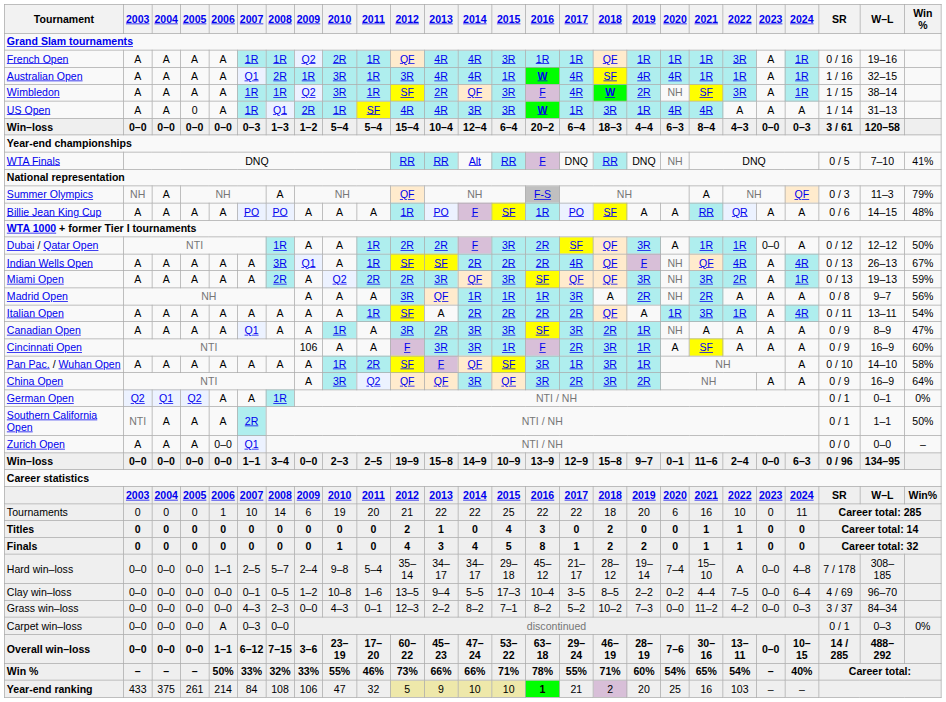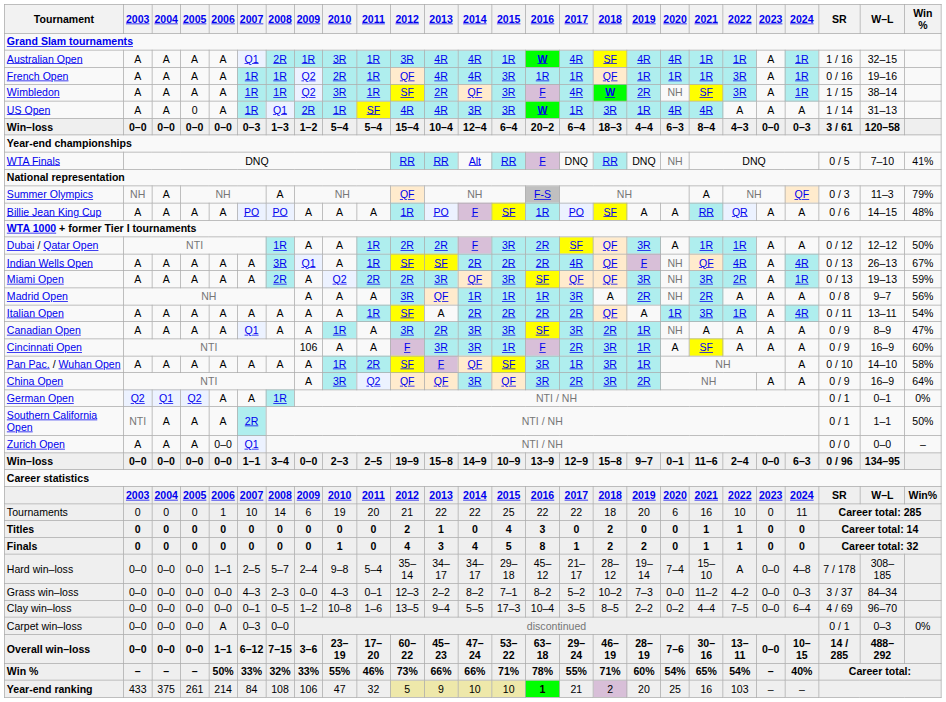rows swapped: (45, 76) <-> (38, 59)
(771, 246) 0–0 -> (771, 246) A
rows swapped: (39, 592) <-> (43, 609)
